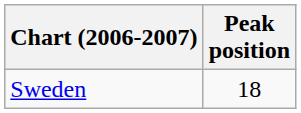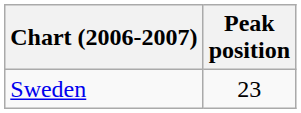(249, 88) 18 -> (249, 88) 23
